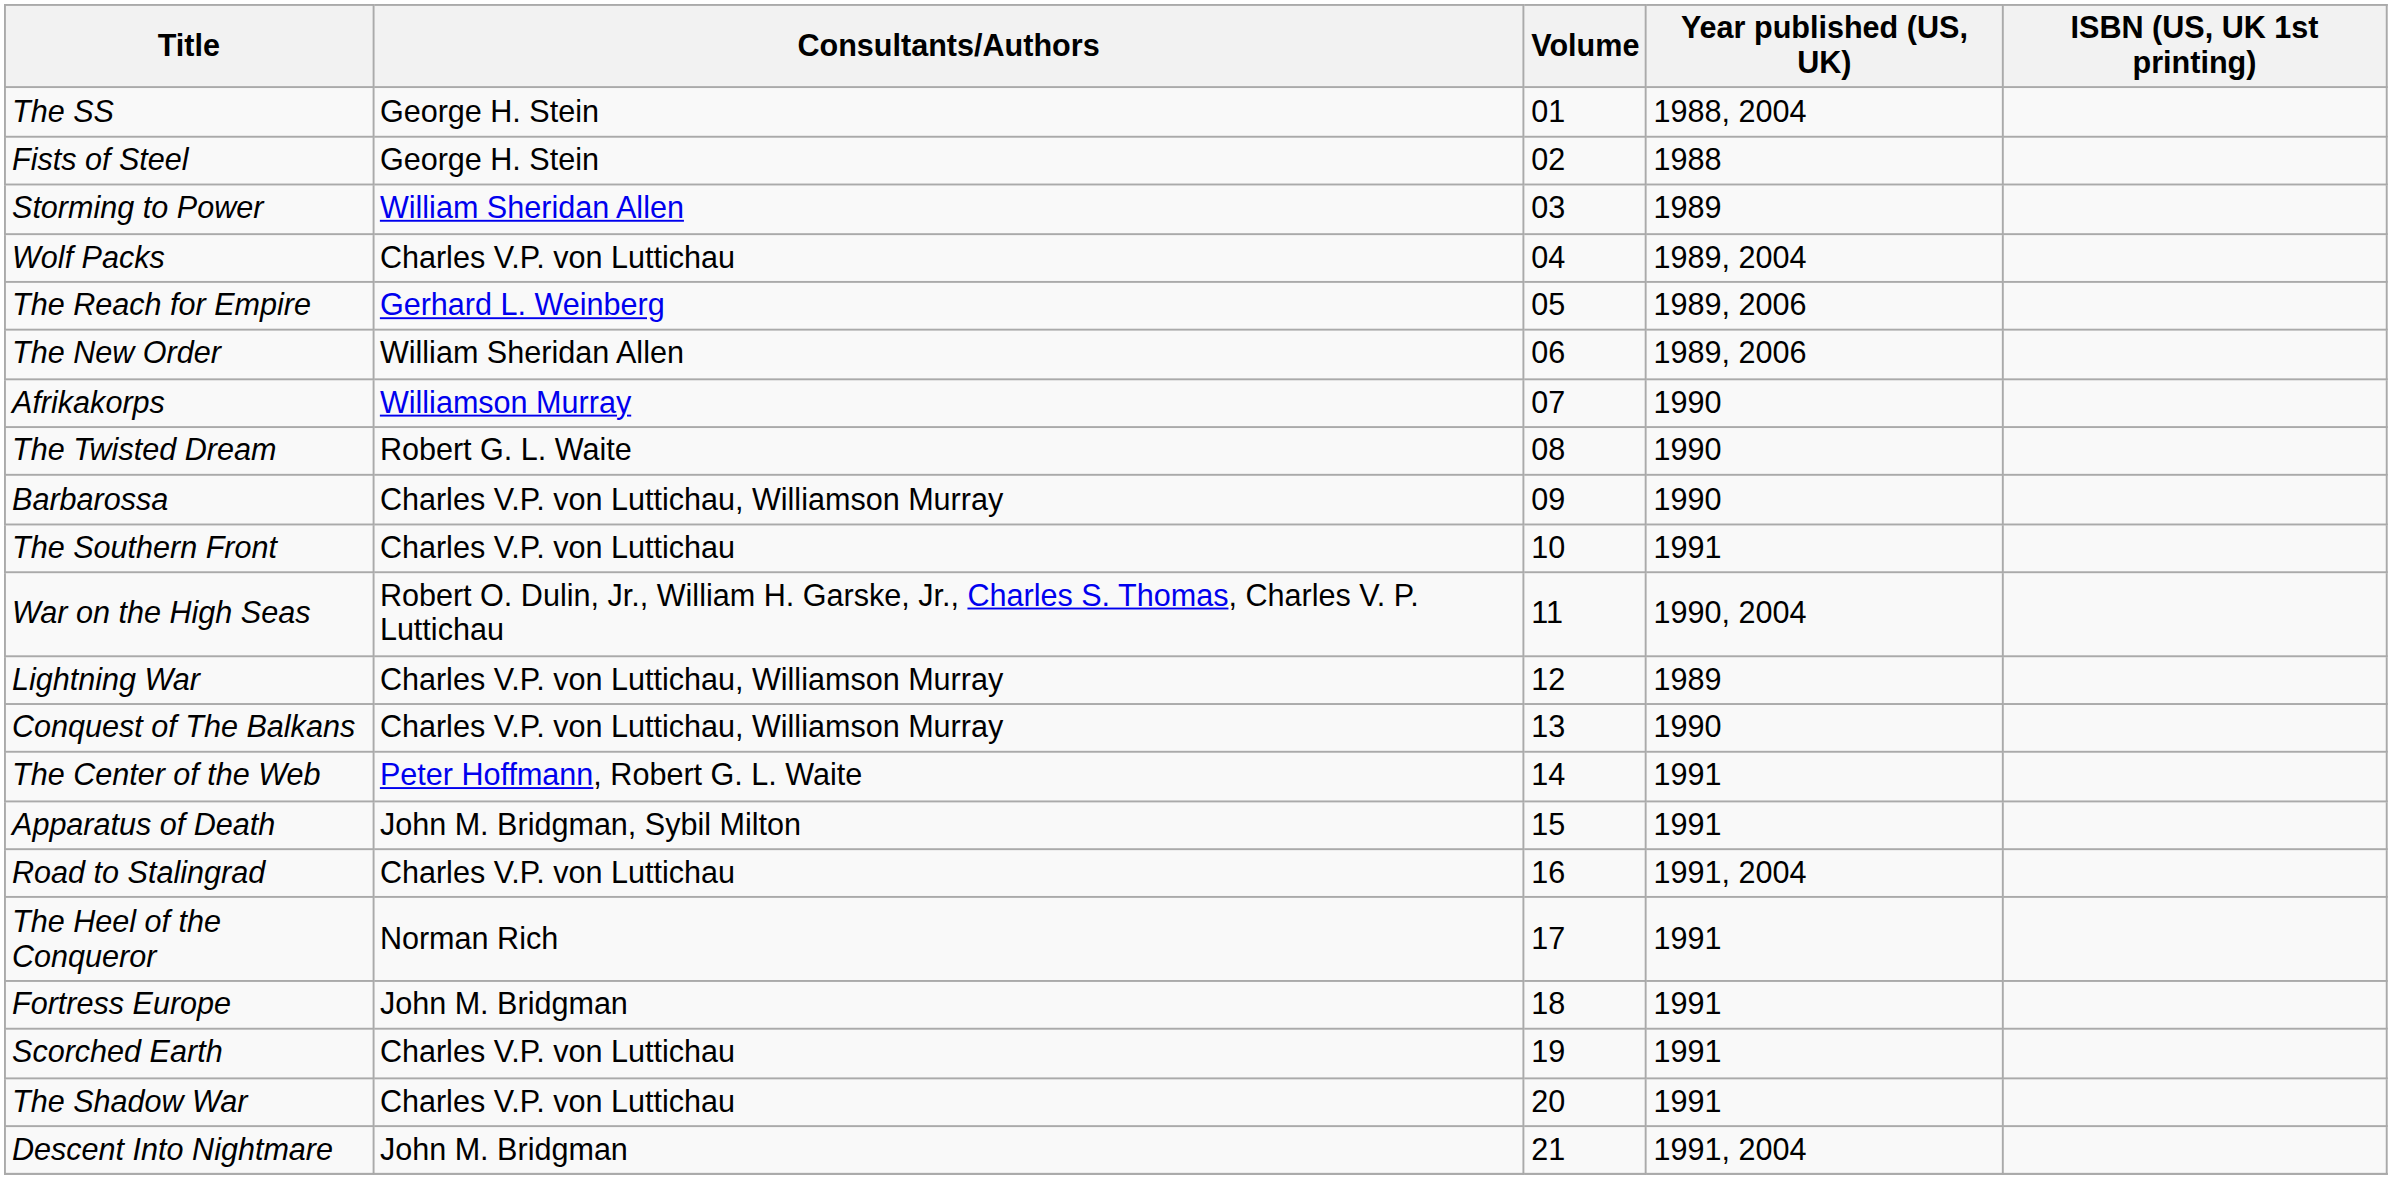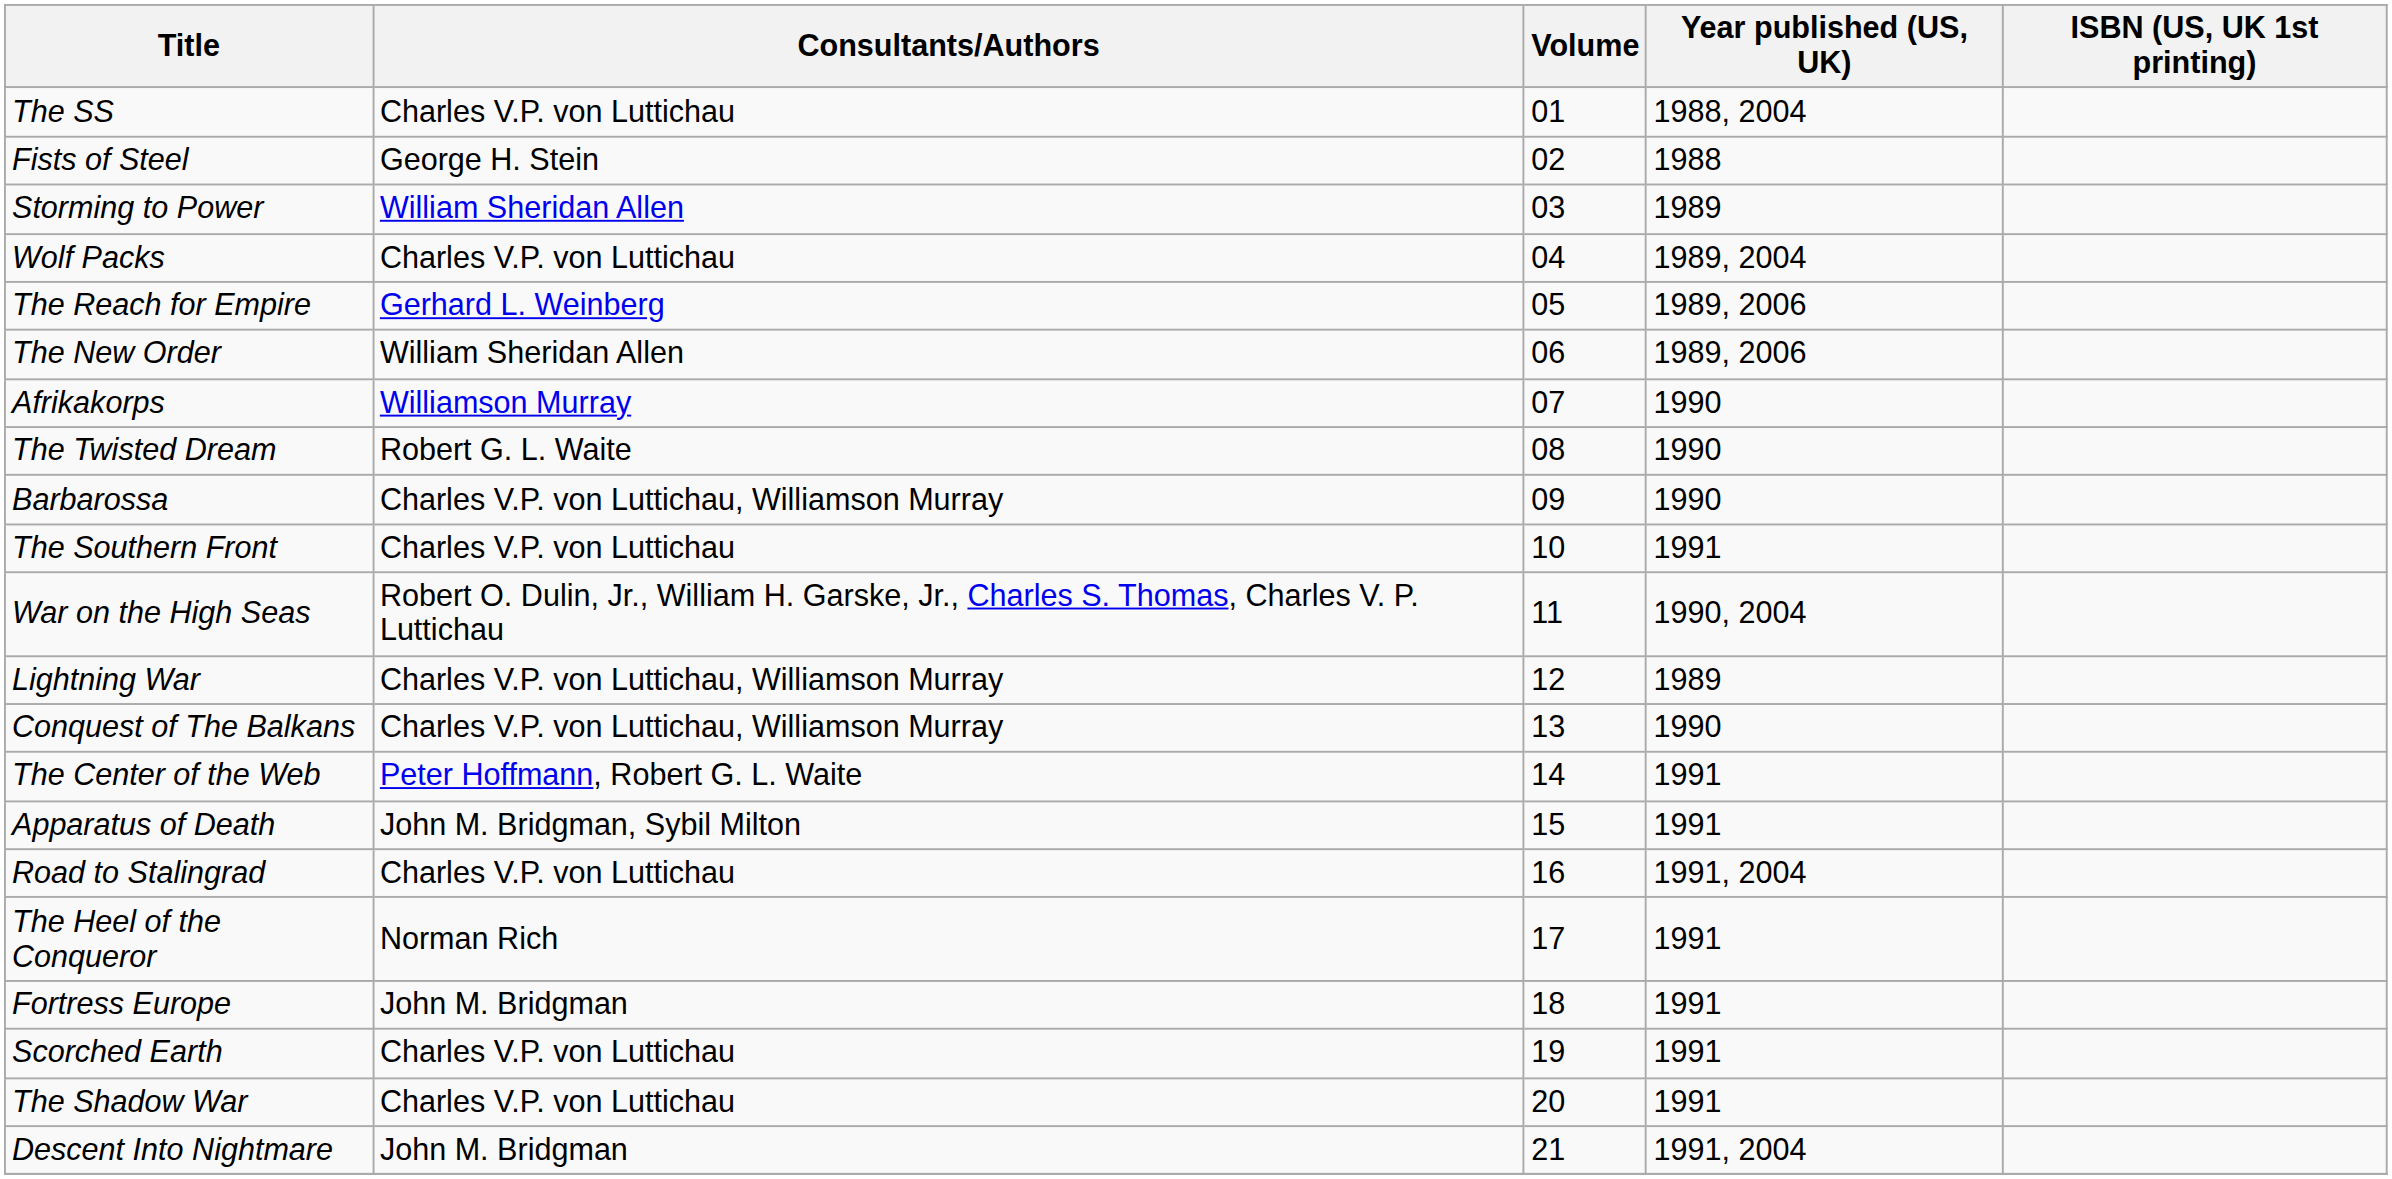(489, 111) George H. Stein -> (557, 111) Charles V.P. von Luttichau
